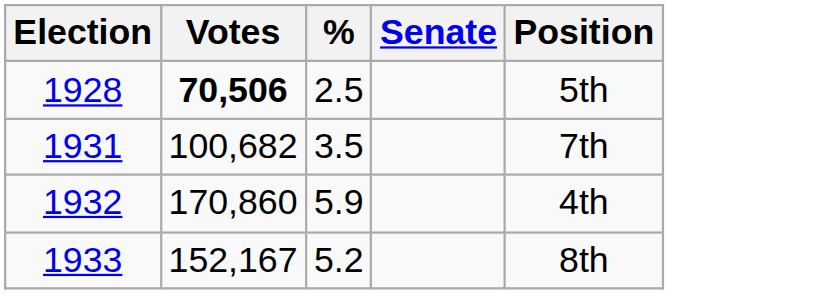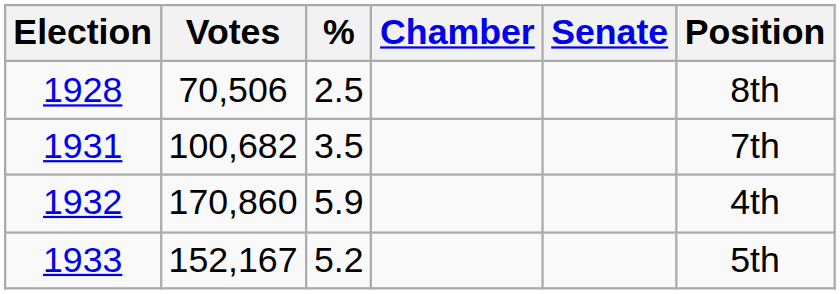+ column: (457, 32)
(233, 89) bold -> (233, 89) normal
(584, 89) 5th -> (755, 89) 8th
(584, 259) 8th -> (755, 259) 5th
